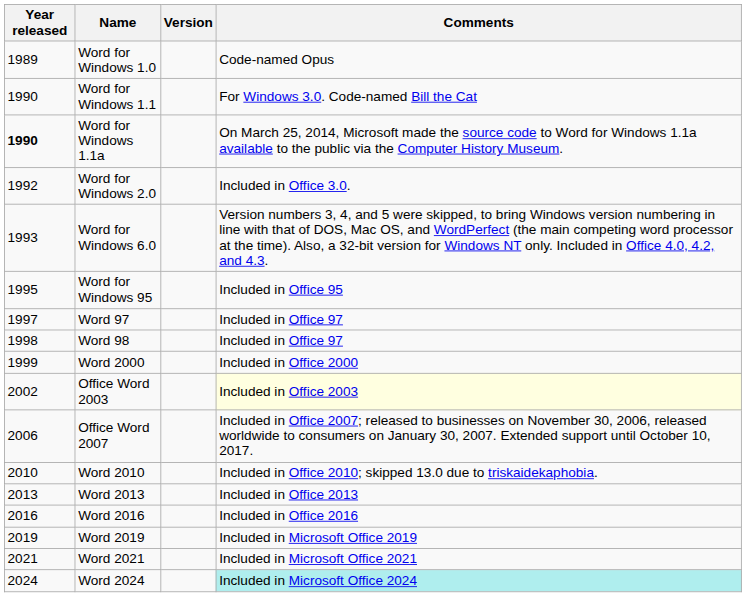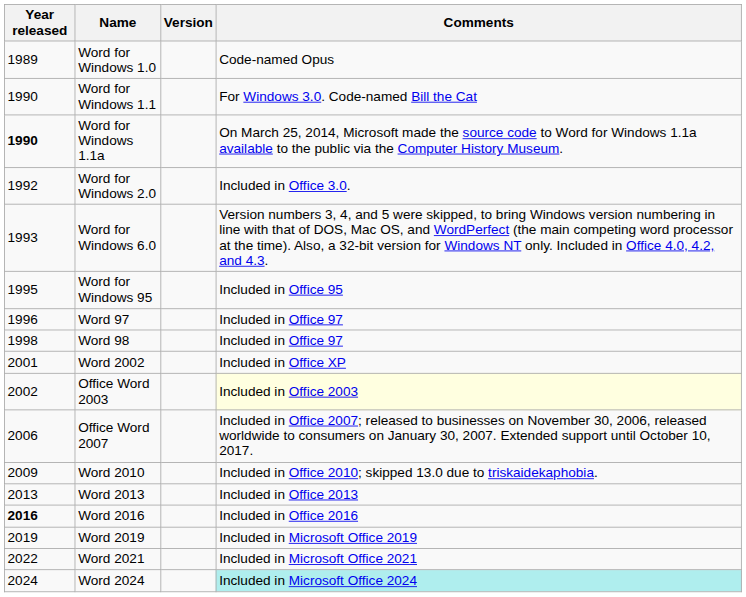(23, 319) 1997 -> (23, 319) 1996
- row: (111, 362)
+ row: (111, 362)
(23, 473) 2010 -> (23, 473) 2009
(23, 516) normal -> (23, 516) bold
(23, 559) 2021 -> (23, 559) 2022
